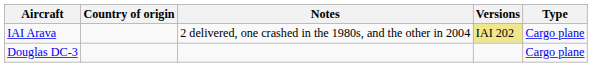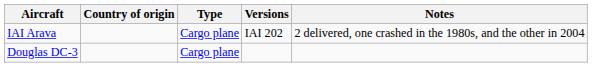columns swapped: (555, 14) <-> (325, 14)
(495, 33) khaki background -> (264, 33) no background
